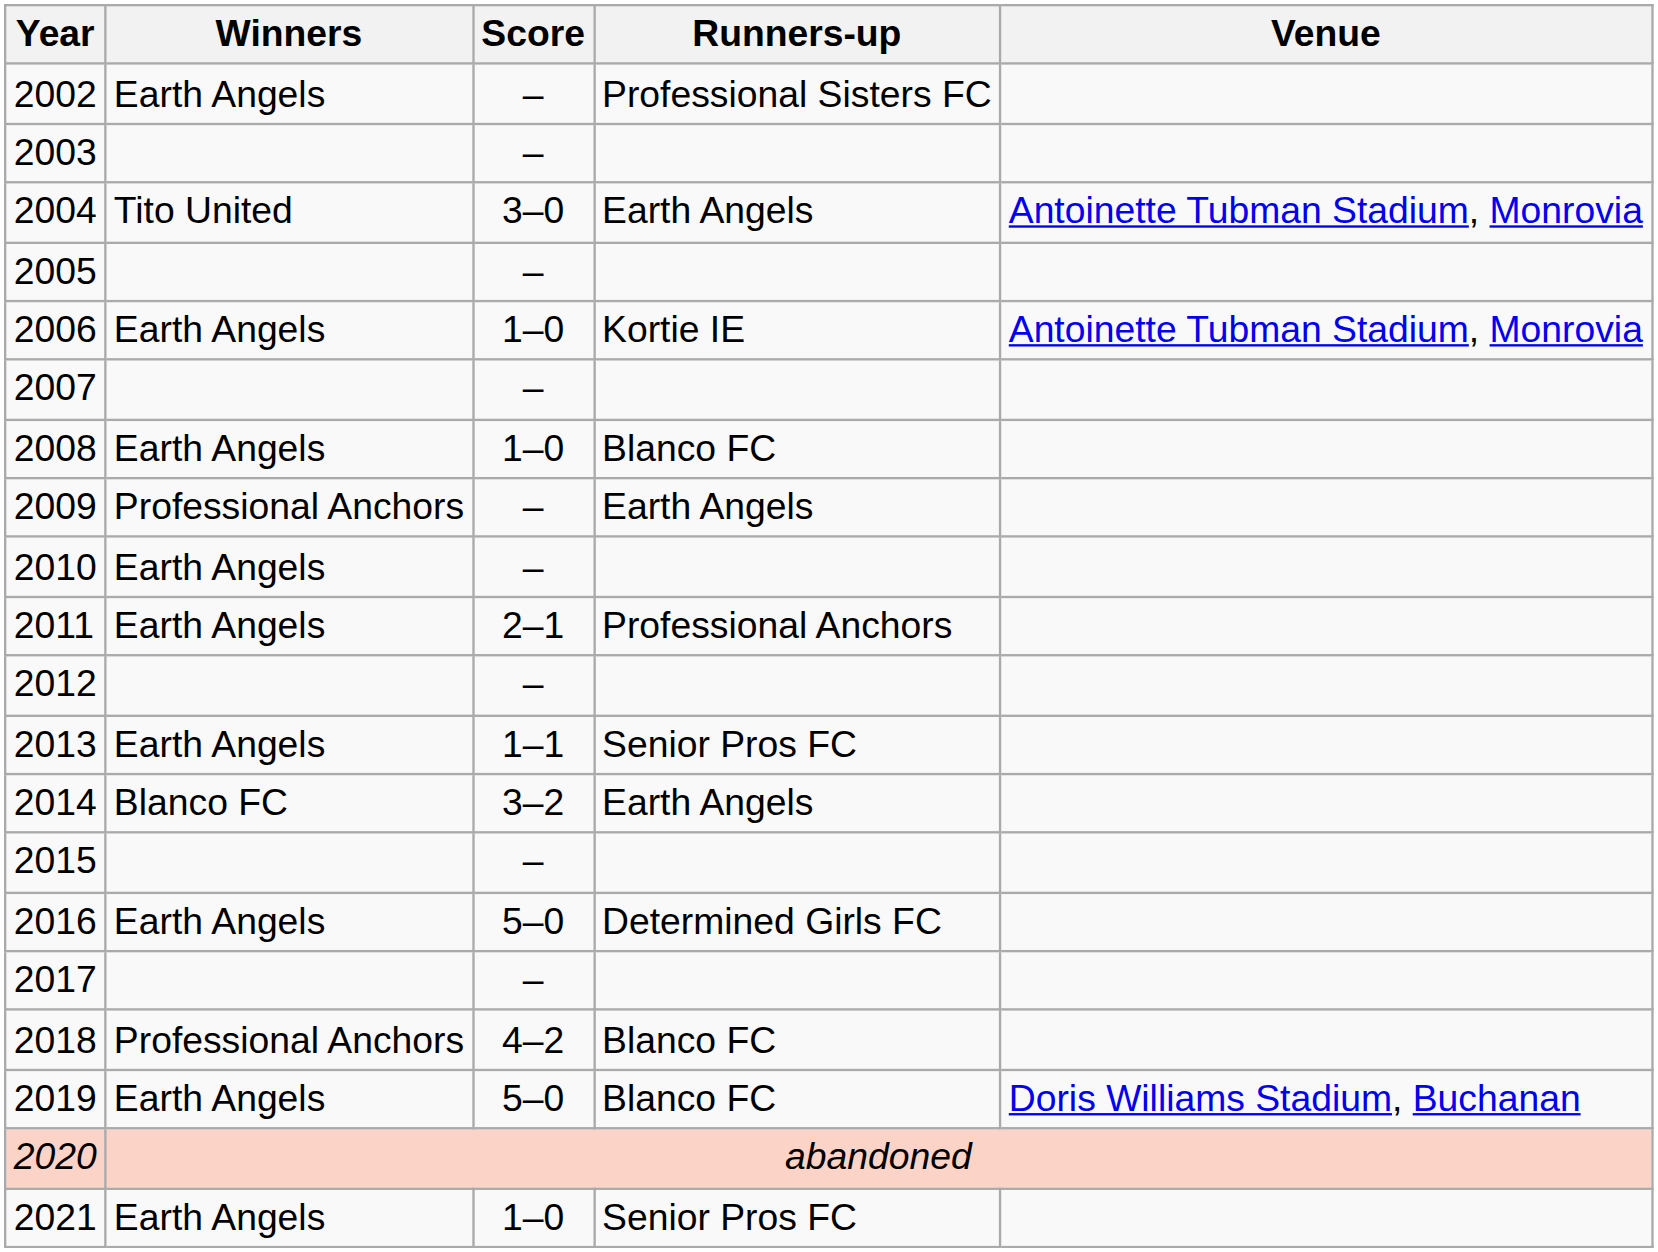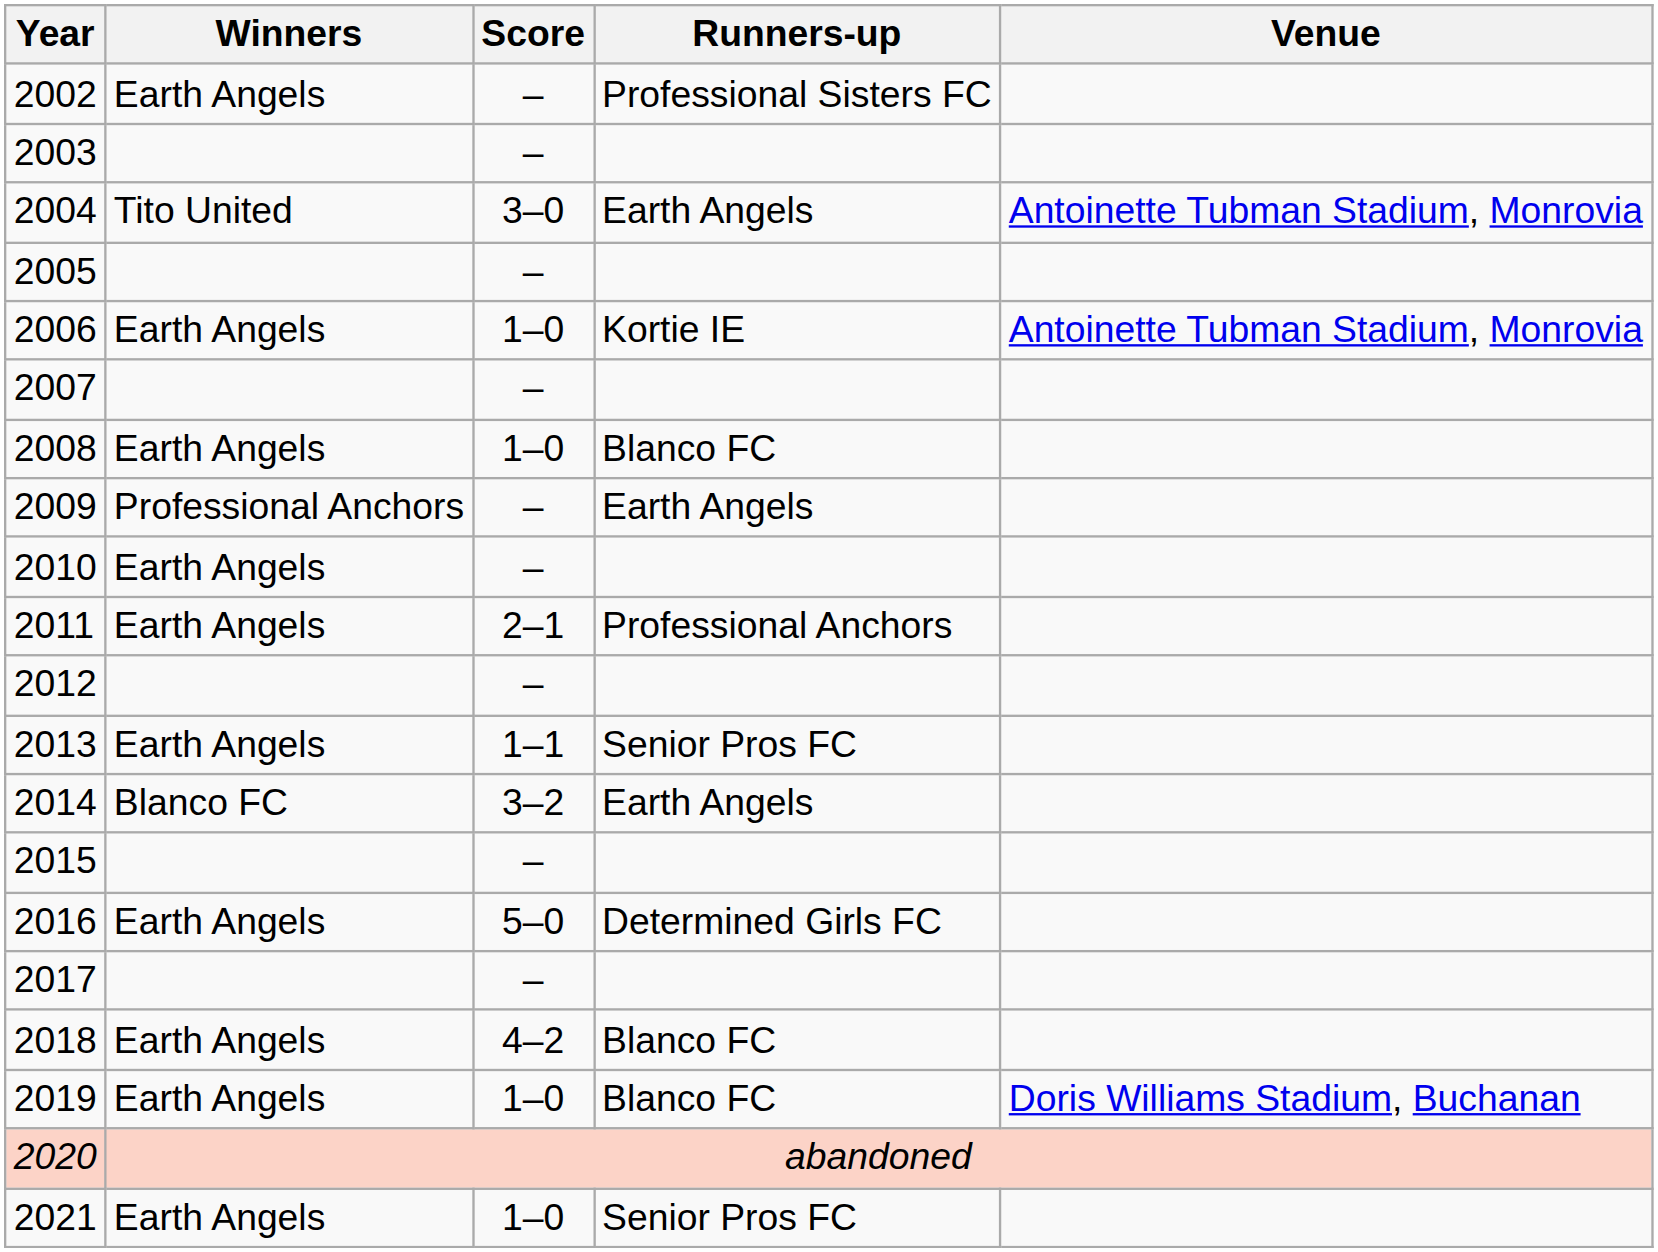(289, 1039) Professional Anchors -> (220, 1039) Earth Angels
(533, 1098) 5–0 -> (533, 1098) 1–0
